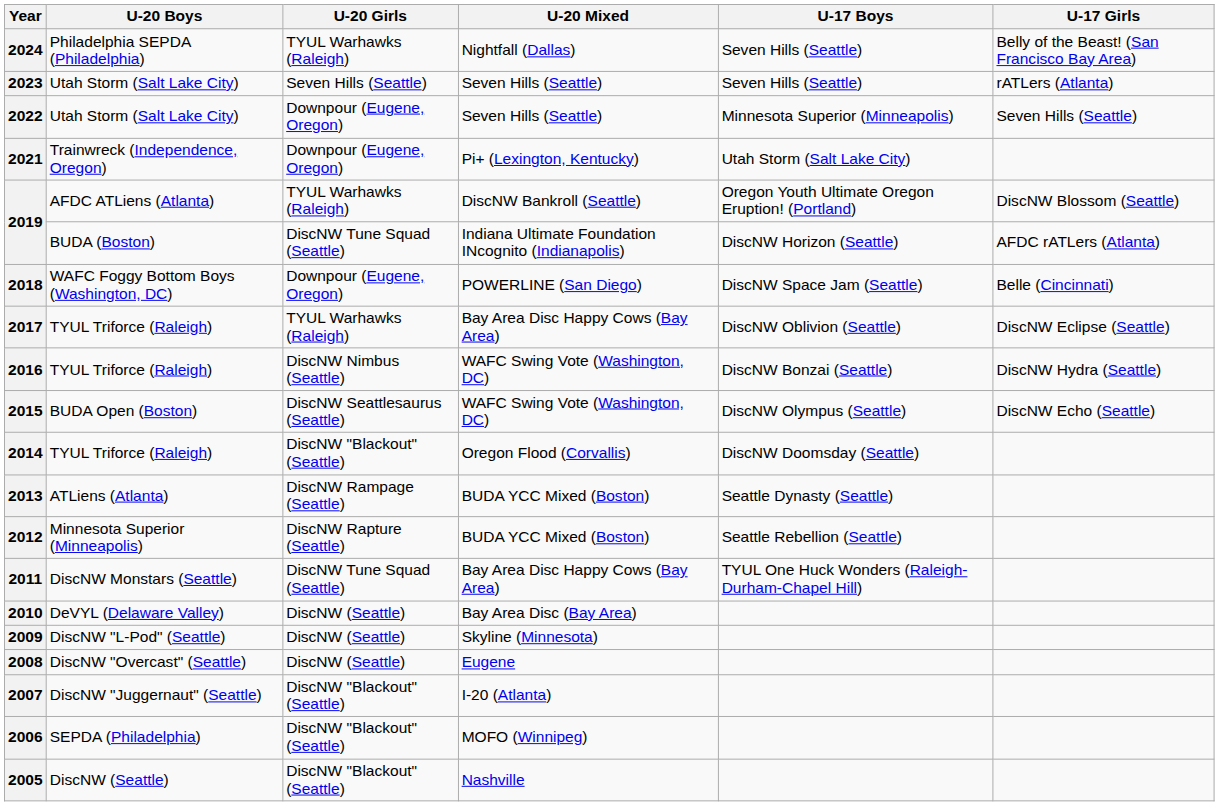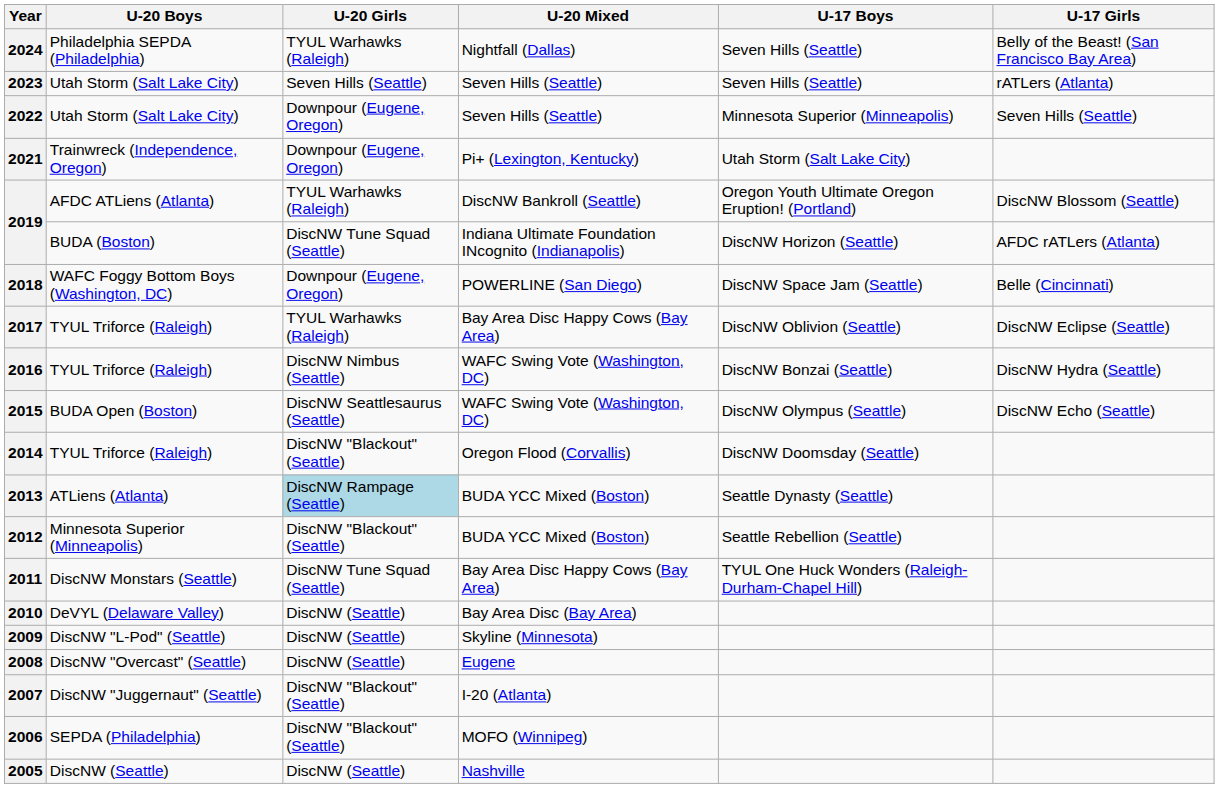(350, 495) no background -> (350, 495) lightblue background
(344, 537) DiscNW Rapture (Seattle) -> (352, 537) DiscNW "Blackout" (Seattle)
(352, 779) DiscNW "Blackout" (Seattle) -> (346, 770) DiscNW (Seattle)
